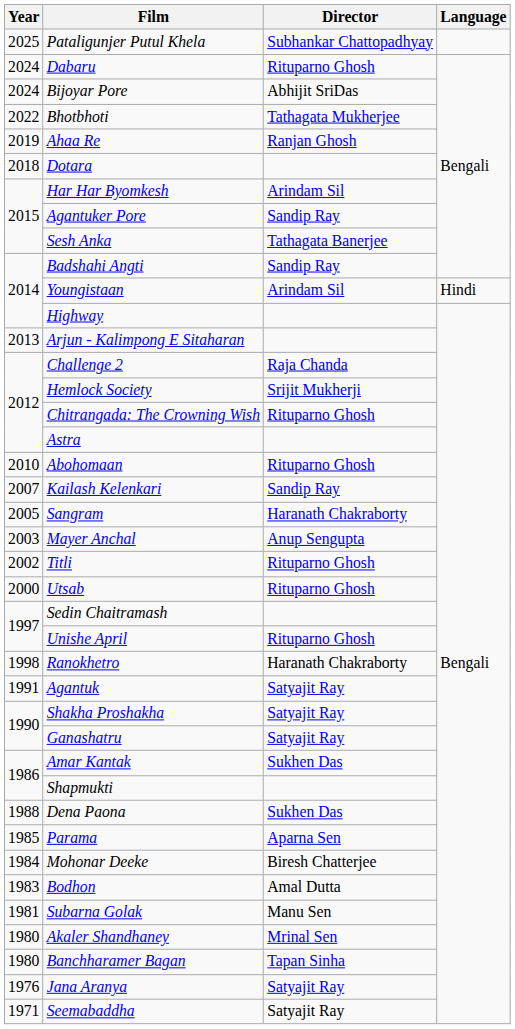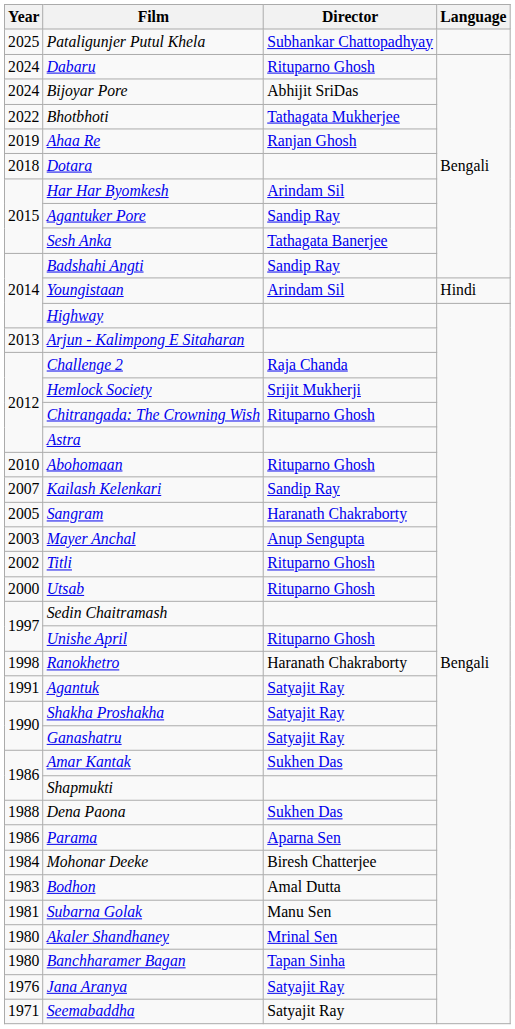(24, 837) 1985 -> (24, 837) 1986
